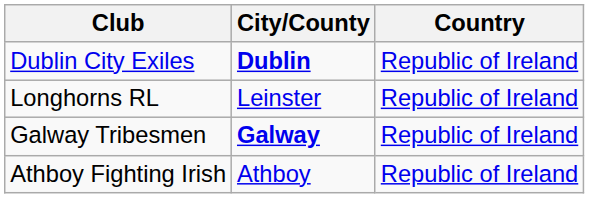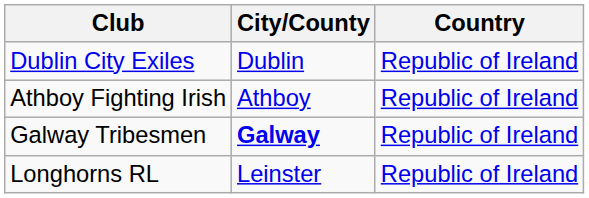(274, 60) bold -> (271, 60) normal
rows swapped: (118, 173) <-> (85, 98)
